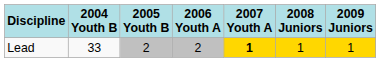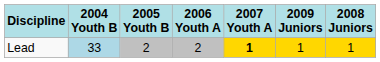columns swapped: (300, 21) <-> (351, 21)
(94, 47) no background -> (94, 47) lightblue background
